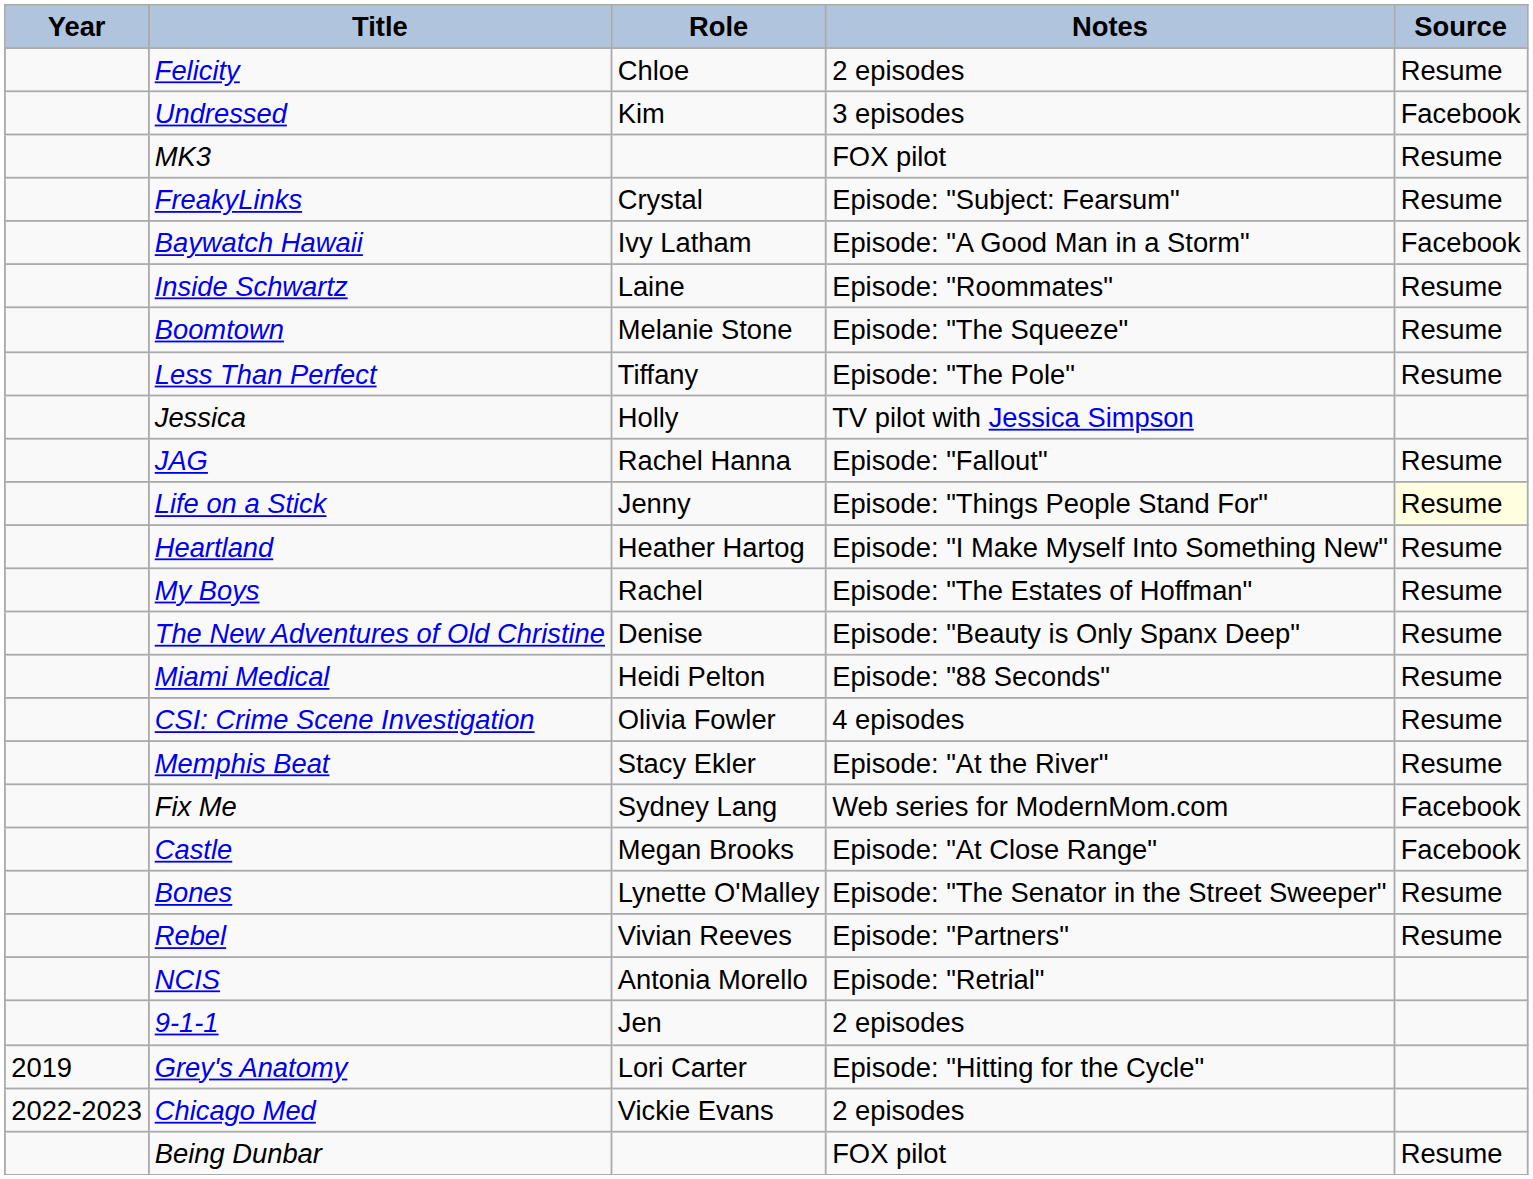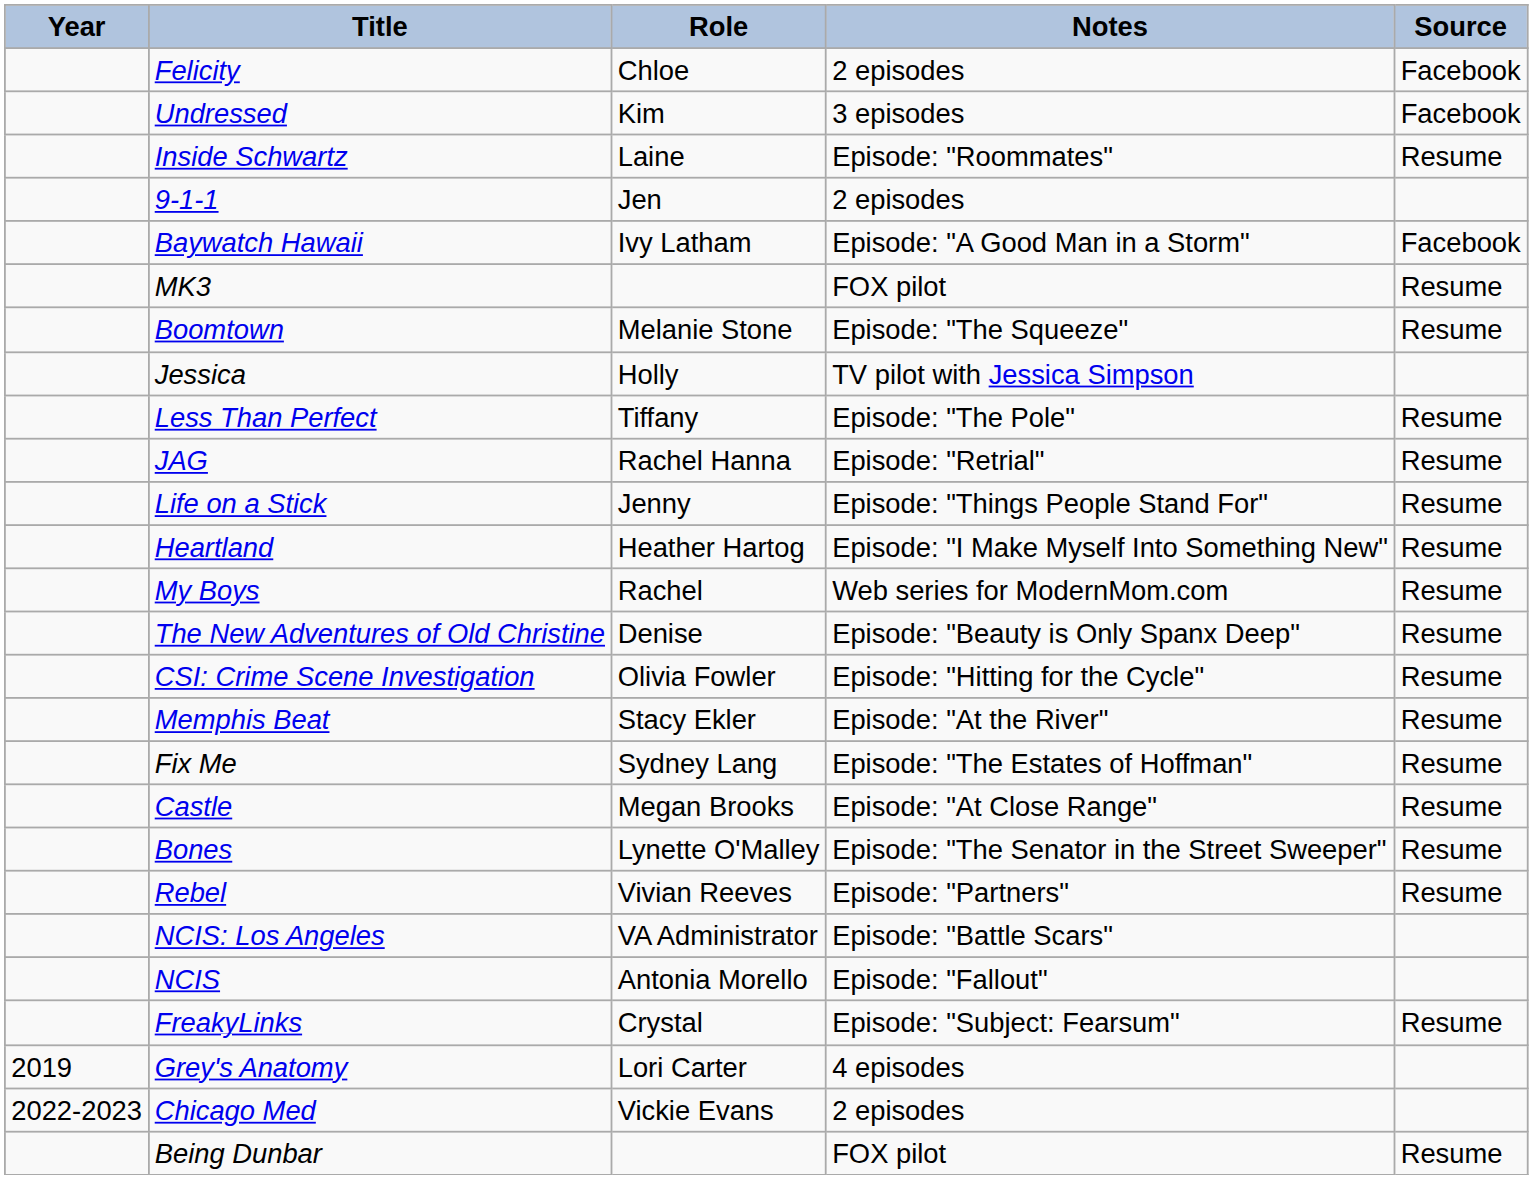(1452, 70) Resume -> (1461, 70) Facebook
rows swapped: (183, 157) <-> (251, 287)
rows swapped: (228, 200) <-> (187, 1023)
rows swapped: (266, 373) <-> (200, 417)
(940, 460) Episode: "Fallout" -> (938, 460) Episode: "Retrial"
(1452, 503) lightyellow background -> (1452, 503) no background
(1042, 590) Episode: "The Estates of Hoffman" -> (1030, 590) Web series for ModernMom.com
- row: (242, 676)
(898, 720) 4 episodes -> (1018, 676) Episode: "Hitting for the Cycle"
(1030, 806) Web series for ModernMom.com -> (1042, 763) Episode: "The Estates of Hoffman"
(1461, 806) Facebook -> (1452, 763) Resume
(1461, 850) Facebook -> (1452, 806) Resume
+ row: (270, 936)
(938, 980) Episode: "Retrial" -> (940, 980) Episode: "Fallout"
(1018, 1066) Episode: "Hitting for the Cycle" -> (898, 1066) 4 episodes
